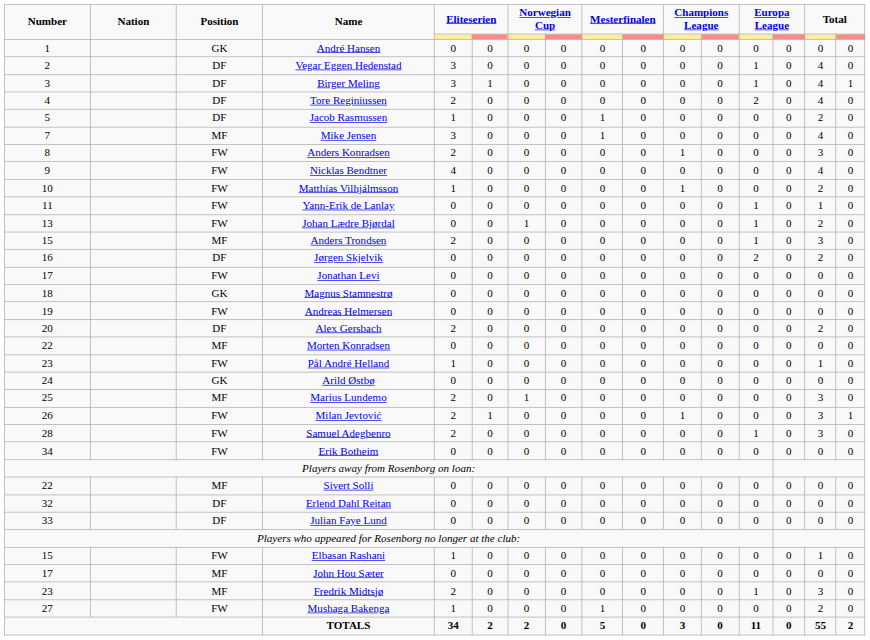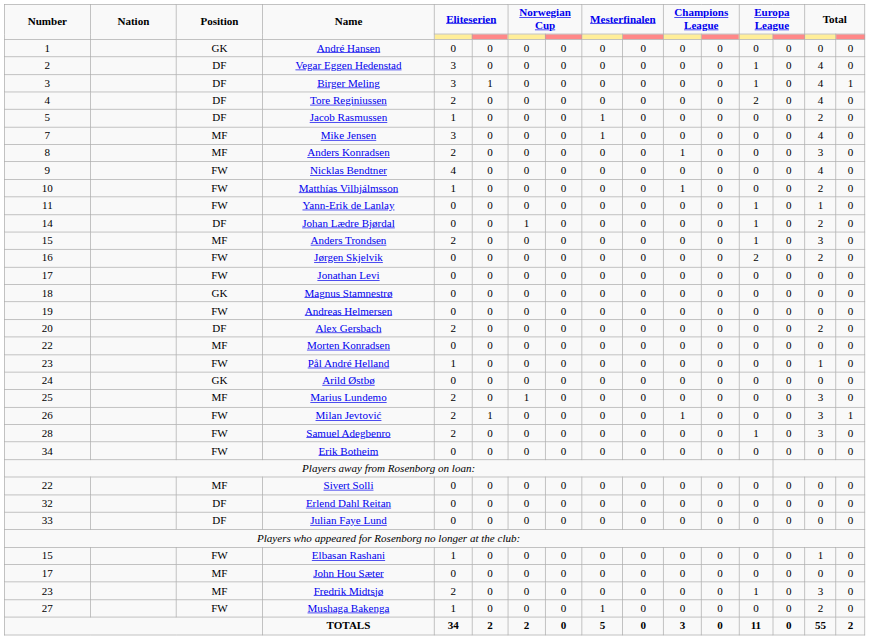(219, 153) FW -> (219, 153) MF
(47, 223) 13 -> (47, 223) 14
(219, 223) FW -> (219, 223) DF
(219, 258) DF -> (219, 258) FW
